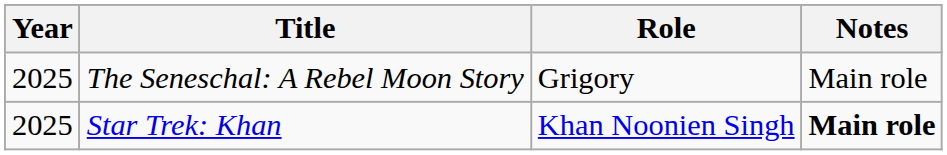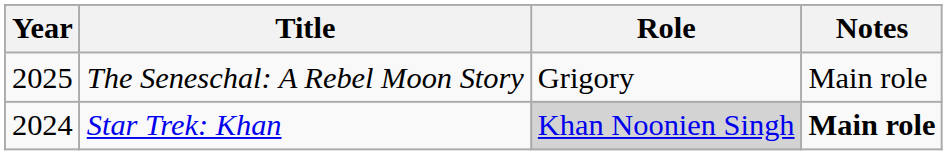(42, 125) 2025 -> (42, 125) 2024
(666, 125) no background -> (666, 125) lightgrey background
